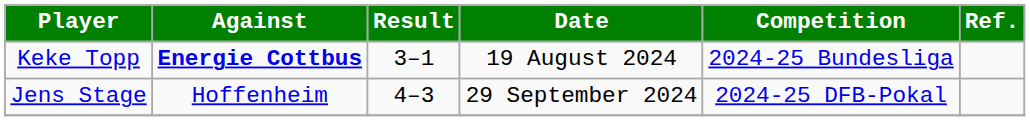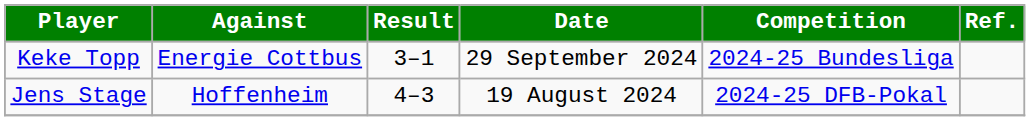(260, 60) bold -> (260, 60) normal
(582, 60) 19 August 2024 -> (582, 60) 29 September 2024
(582, 97) 29 September 2024 -> (582, 97) 19 August 2024
